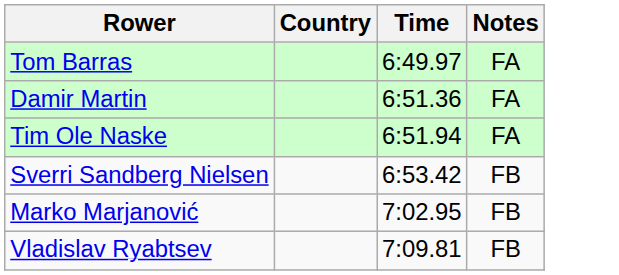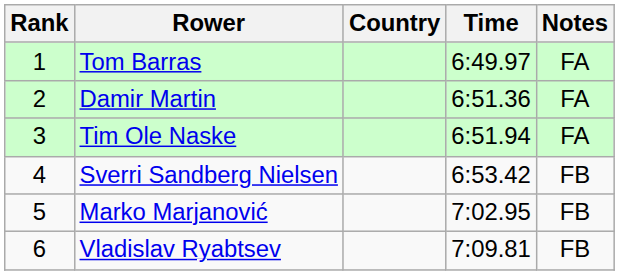+ column: (39, 23)
